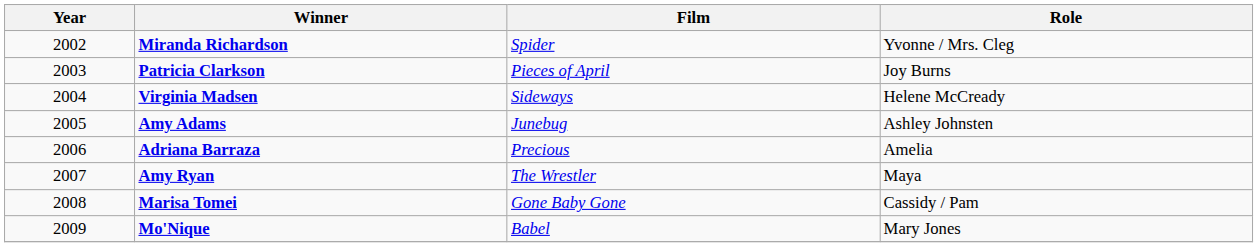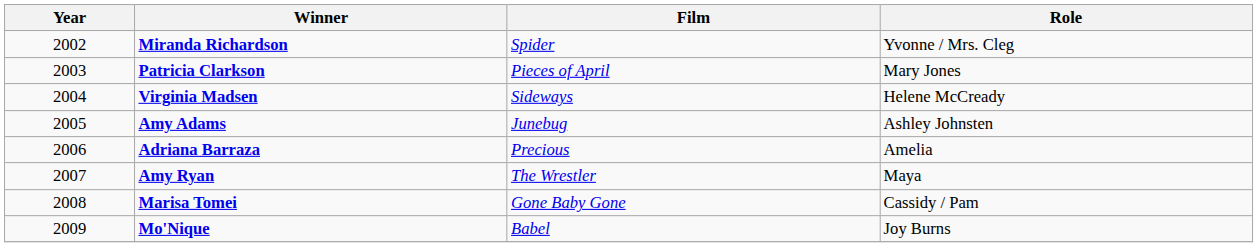(917, 70) Joy Burns -> (922, 70) Mary Jones
(922, 228) Mary Jones -> (917, 228) Joy Burns
